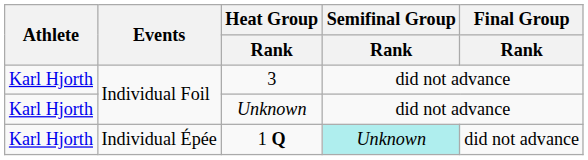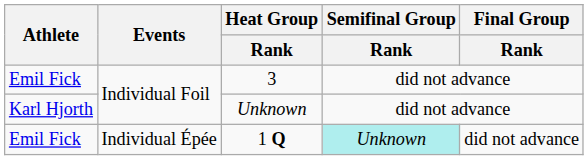(51, 79) Karl Hjorth -> (45, 79) Emil Fick
(51, 139) Karl Hjorth -> (45, 139) Emil Fick
